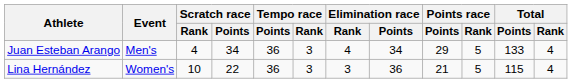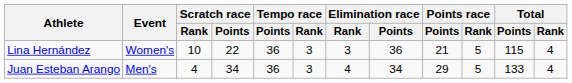rows swapped: (64, 50) <-> (49, 69)
